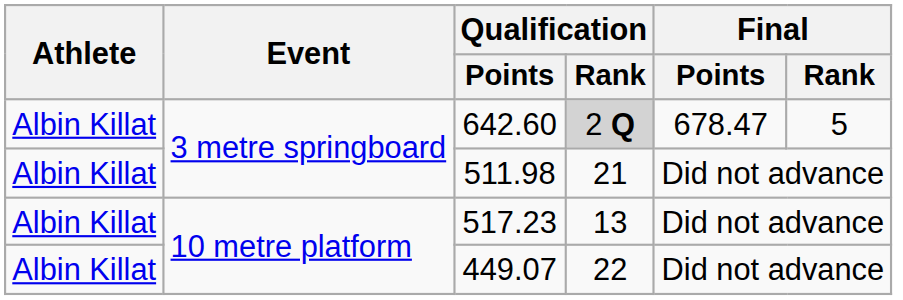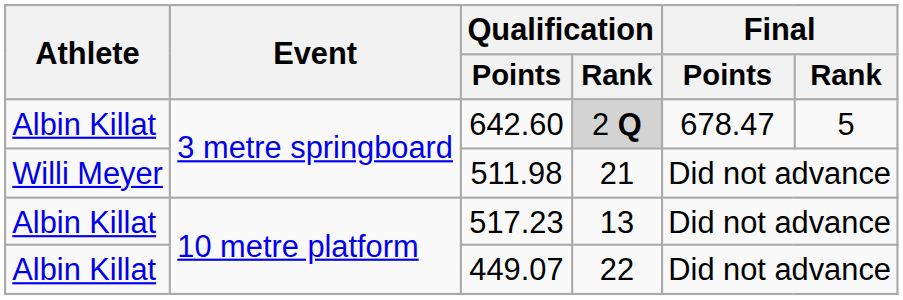(84, 173) Albin Killat -> (88, 173) Willi Meyer
